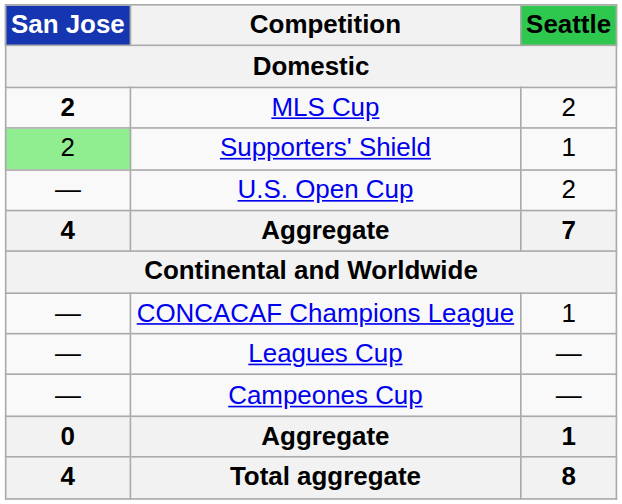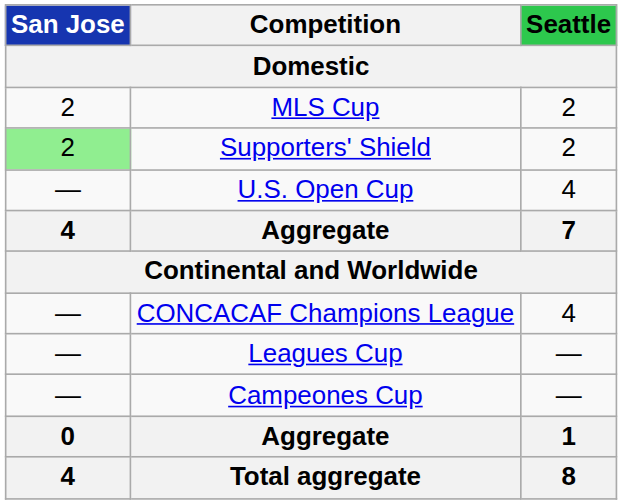(68, 107) bold -> (68, 107) normal
(569, 148) 1 -> (569, 148) 2
(569, 189) 2 -> (569, 189) 4
(569, 312) 1 -> (569, 312) 4
